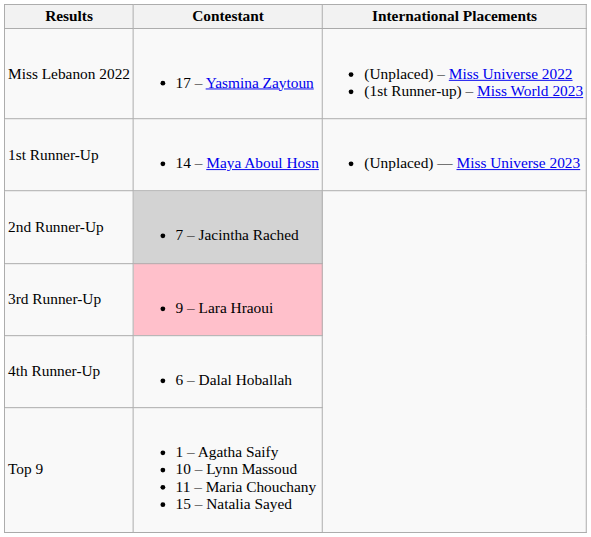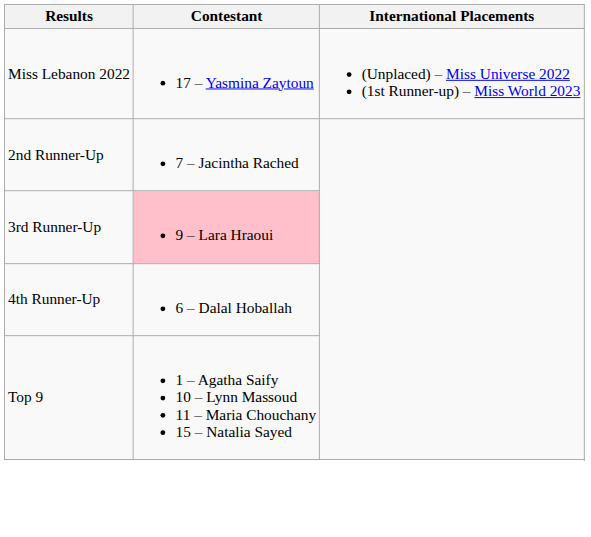- row: (53, 154)
(228, 236) lightgrey background -> (227, 163) no background
